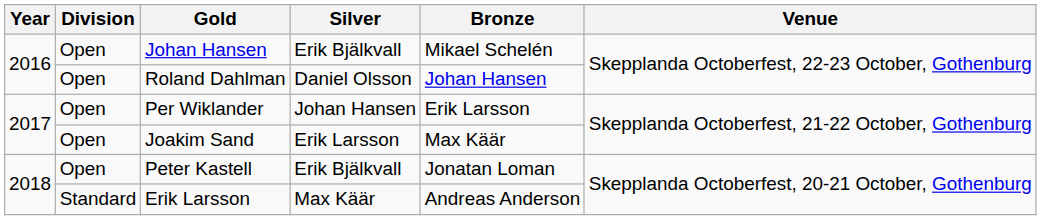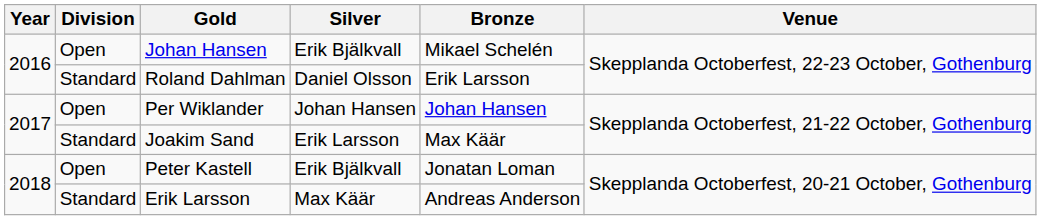(83, 79) Open -> (98, 79) Standard
(486, 79) Johan Hansen -> (477, 79) Erik Larsson
(477, 109) Erik Larsson -> (486, 109) Johan Hansen
(83, 139) Open -> (98, 139) Standard
